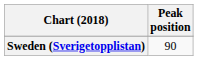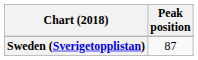(170, 45) 90 -> (170, 45) 87
